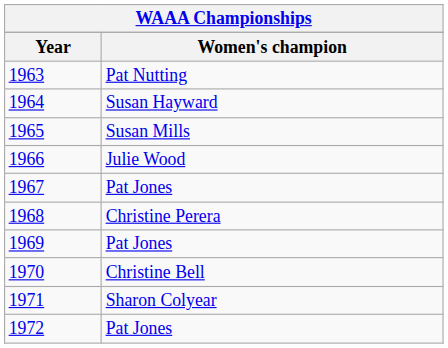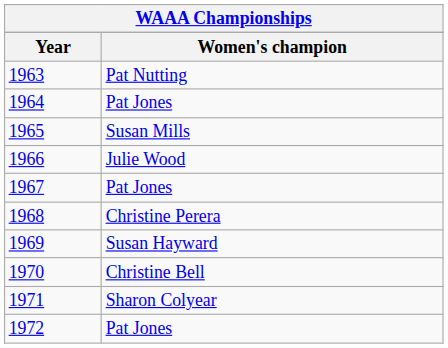(162, 103) Susan Hayward -> (139, 103) Pat Jones
(139, 243) Pat Jones -> (162, 243) Susan Hayward
